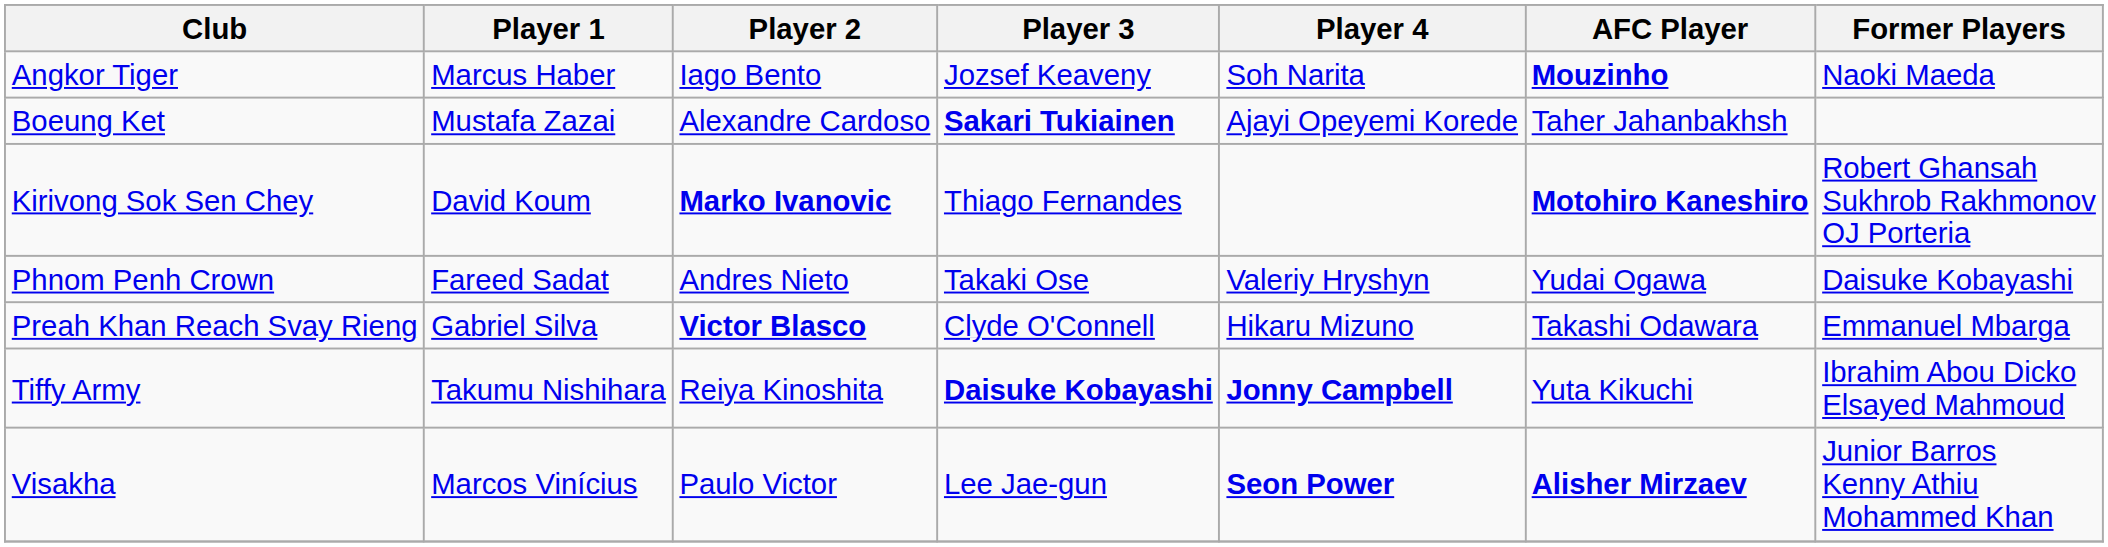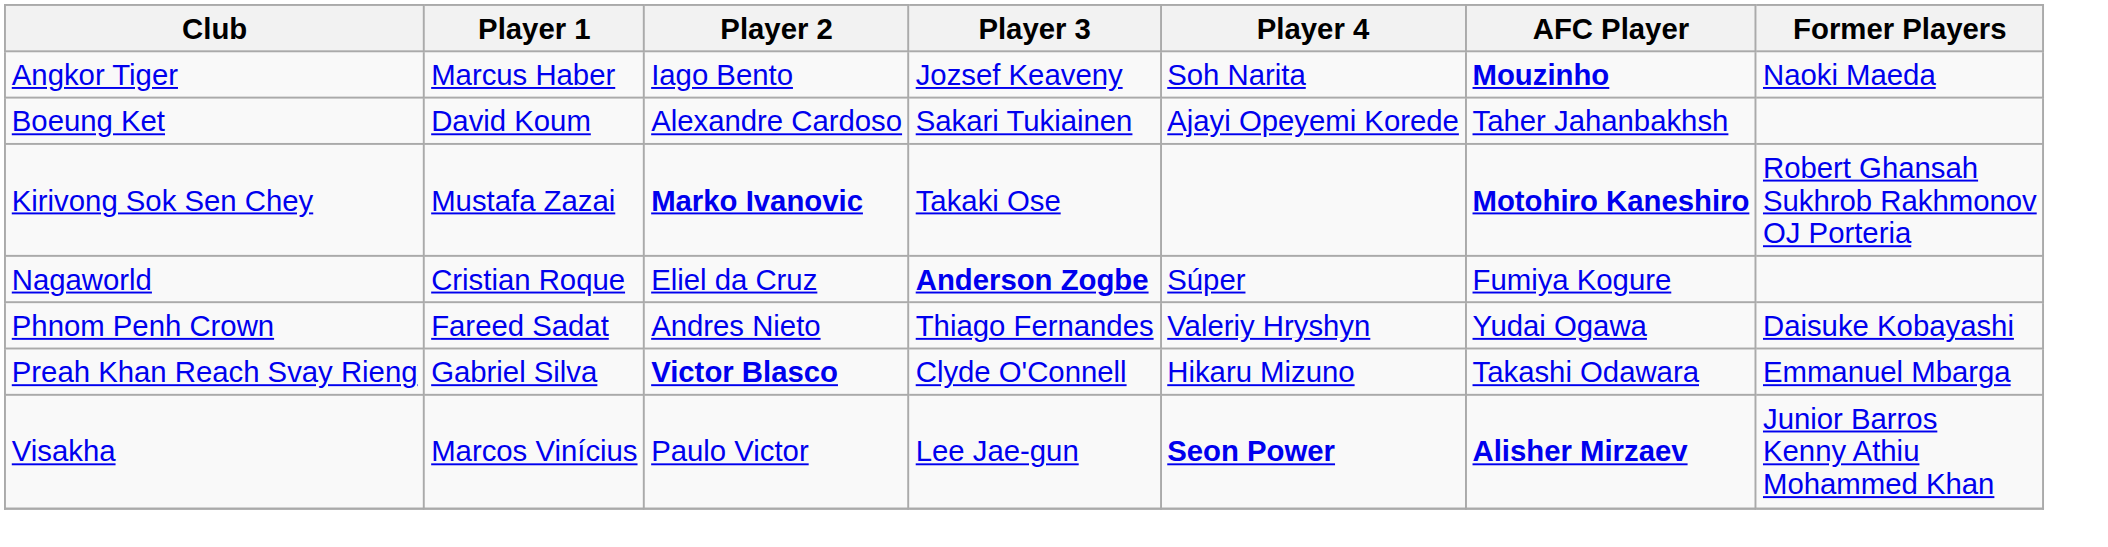(523, 121) Mustafa Zazai -> (511, 121) David Koum
(1059, 121) bold -> (1024, 121) normal
(511, 201) David Koum -> (523, 201) Mustafa Zazai
(1063, 201) Thiago Fernandes -> (988, 201) Takaki Ose
+ row: (82, 280)
(1016, 280) Takaki Ose -> (1035, 326) Thiago Fernandes
- row: (76, 389)
